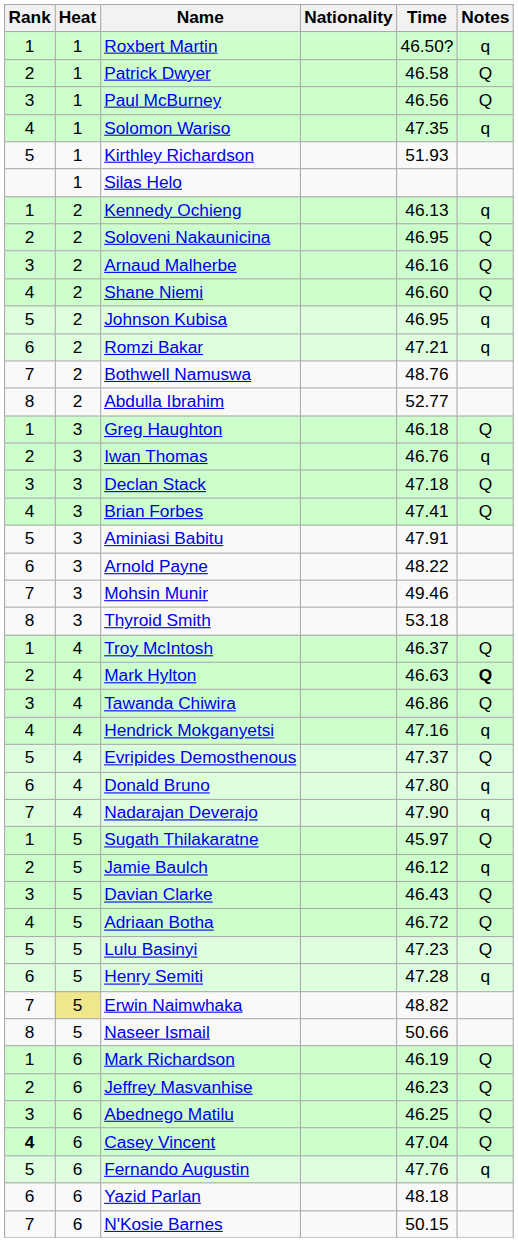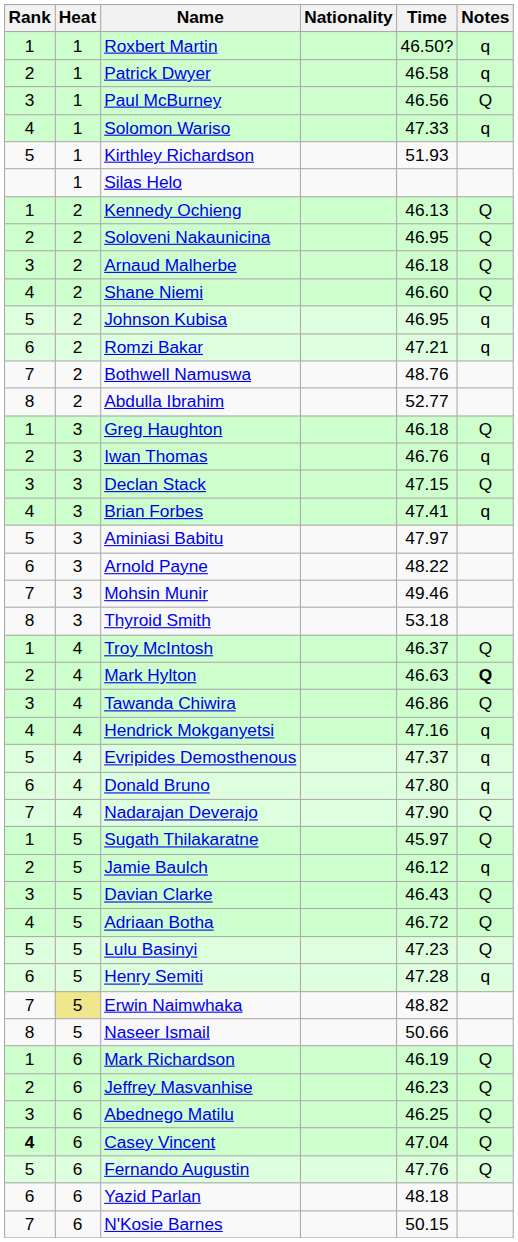(485, 73) Q -> (485, 73) q
(427, 127) 47.35 -> (427, 127) 47.33
(485, 210) q -> (485, 210) Q
(427, 264) 46.16 -> (427, 264) 46.18
(427, 484) 47.18 -> (427, 484) 47.15
(485, 511) Q -> (485, 511) q
(427, 538) 47.91 -> (427, 538) 47.97
(485, 758) Q -> (485, 758) q
(485, 812) q -> (485, 812) Q
(485, 1169) q -> (485, 1169) Q
